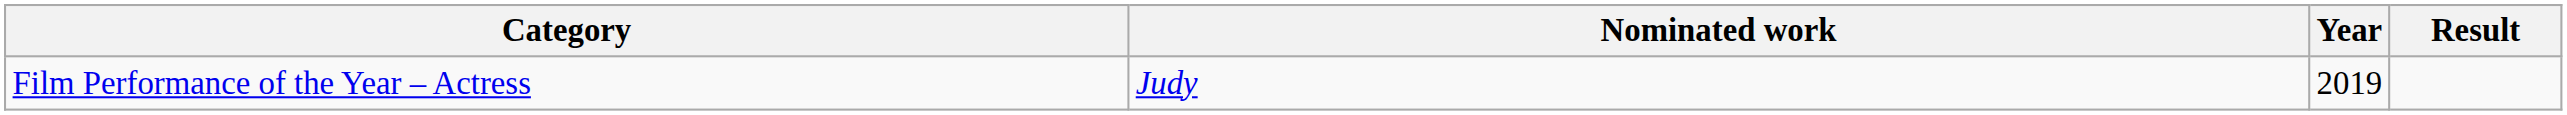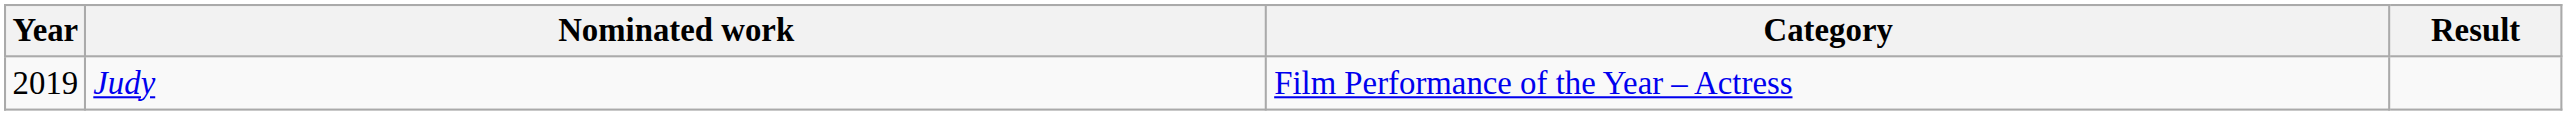columns swapped: (2349, 30) <-> (567, 30)
